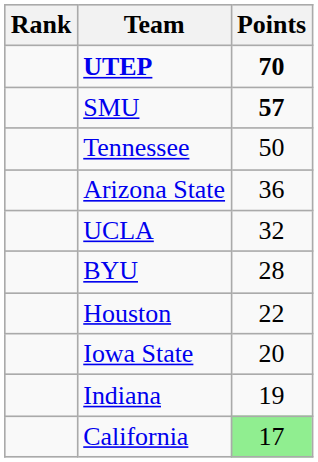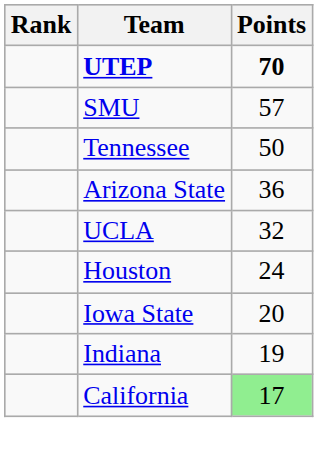(272, 107) bold -> (272, 107) normal
- row: (111, 271)
(272, 312) 22 -> (272, 271) 24
